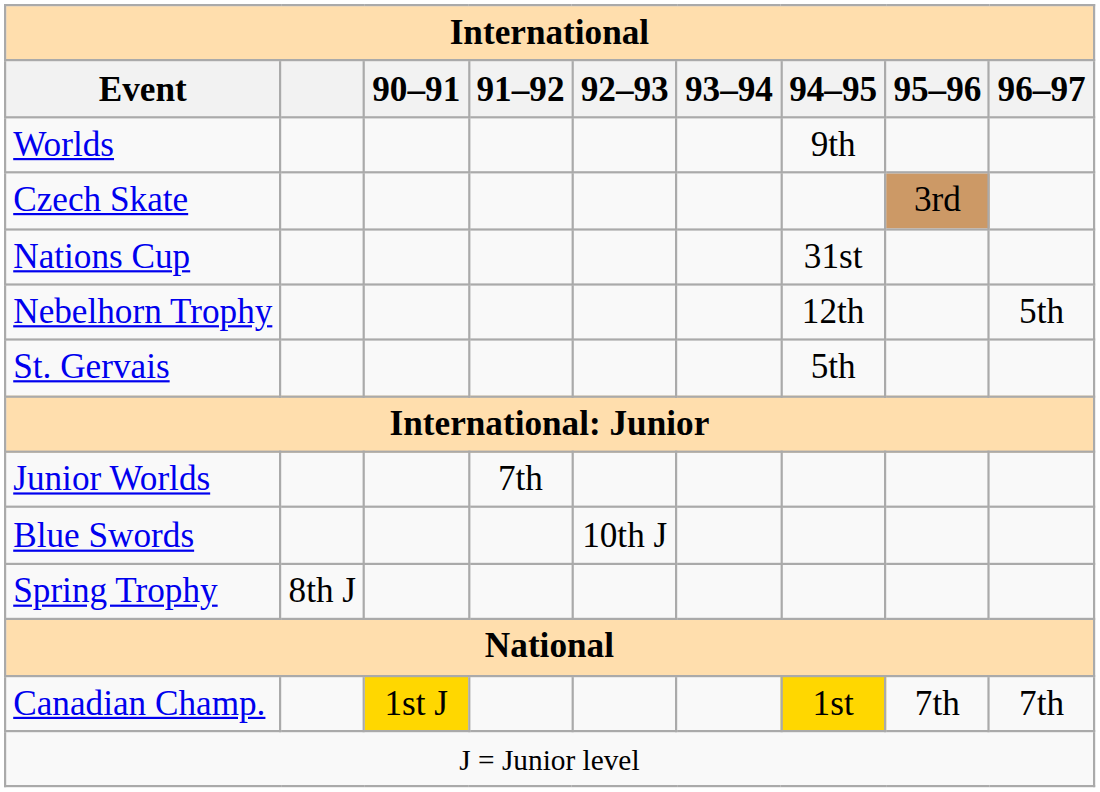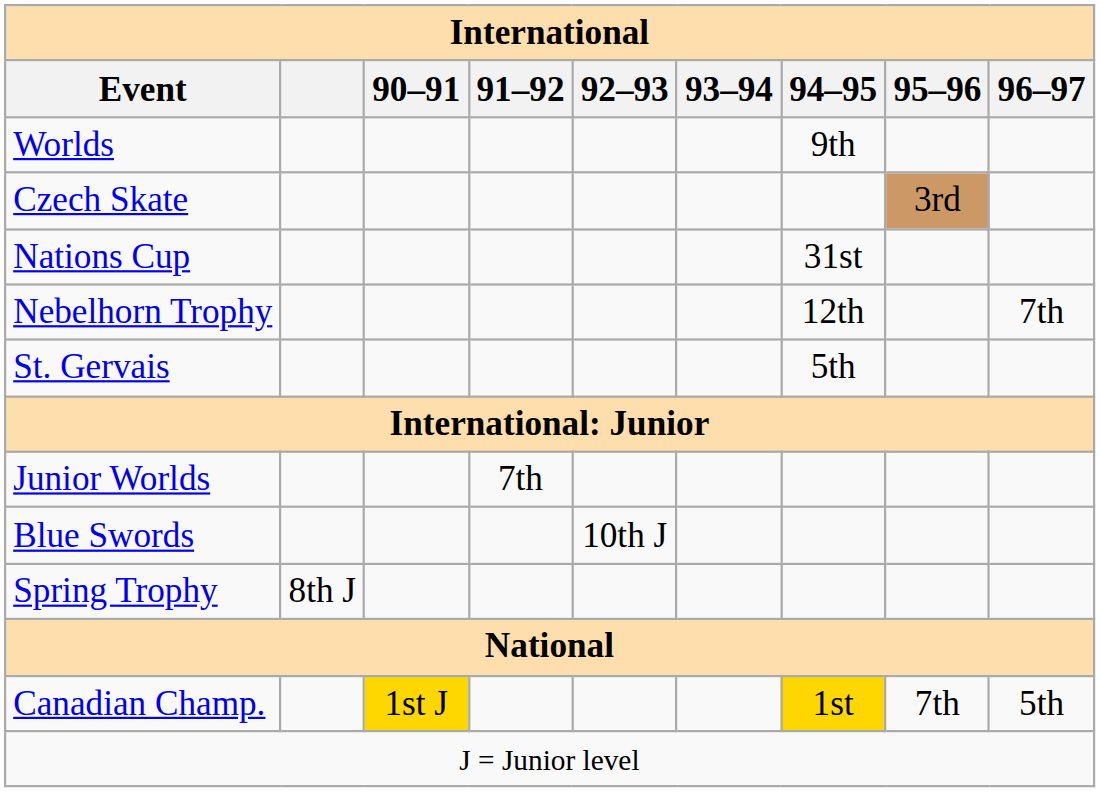(1042, 311) 5th -> (1042, 311) 7th
(1042, 702) 7th -> (1042, 702) 5th
